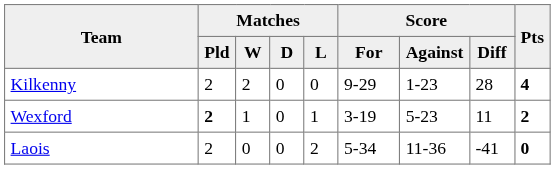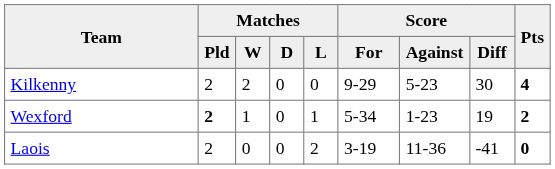(422, 84) 1-23 -> (422, 84) 5-23
(484, 84) 28 -> (484, 84) 30
(360, 116) 3-19 -> (360, 116) 5-34
(422, 116) 5-23 -> (422, 116) 1-23
(484, 116) 11 -> (484, 116) 19
(360, 148) 5-34 -> (360, 148) 3-19
